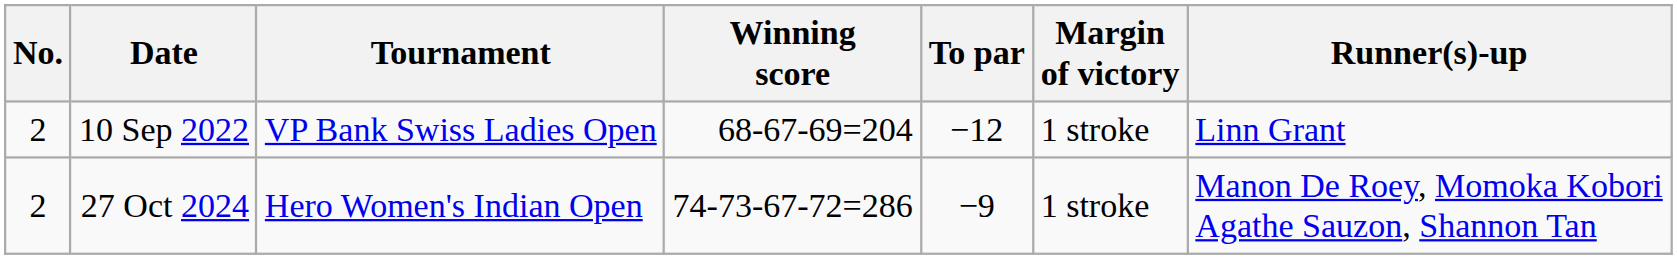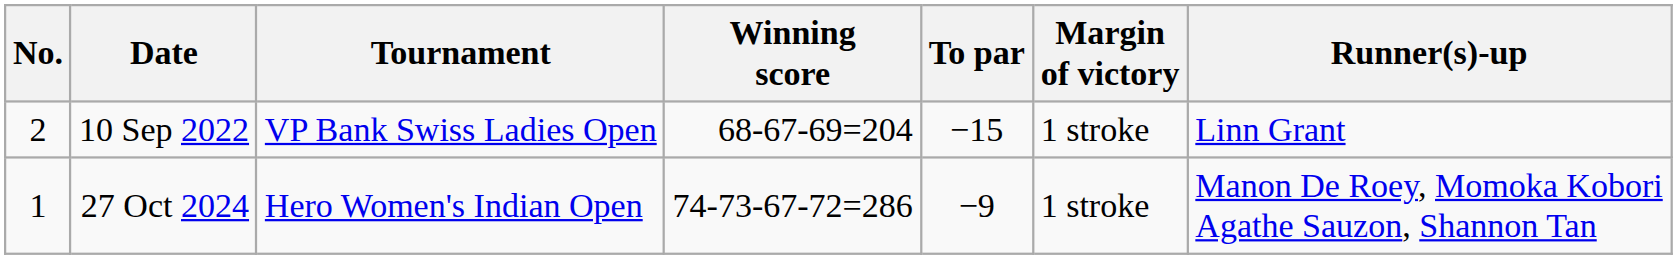(977, 129) −12 -> (977, 129) −15
(38, 205) 2 -> (38, 205) 1
